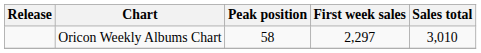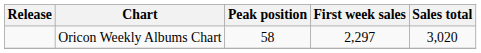(442, 37) 3,010 -> (442, 37) 3,020
